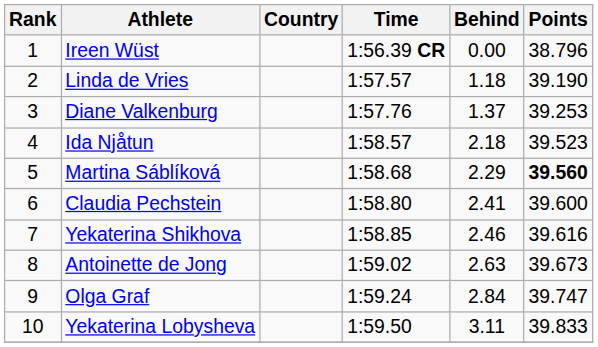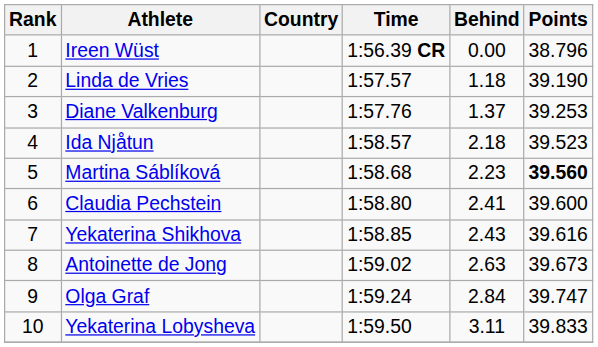(487, 173) 2.29 -> (487, 173) 2.23
(487, 234) 2.46 -> (487, 234) 2.43
